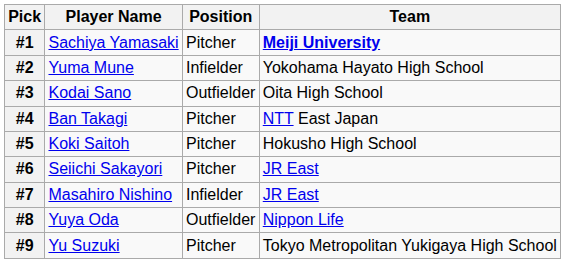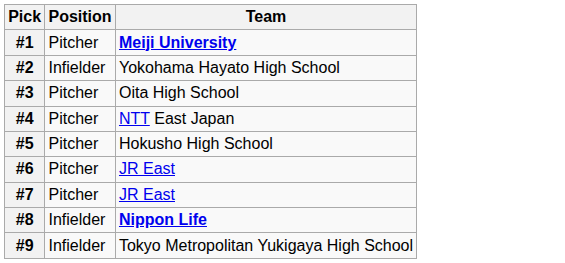- column: (114, 17)
(221, 93) Outfielder -> (73, 93) Pitcher
(214, 194) Infielder -> (73, 194) Pitcher
(221, 220) Outfielder -> (77, 220) Infielder
(303, 220) normal -> (163, 220) bold
(211, 245) Pitcher -> (77, 245) Infielder
